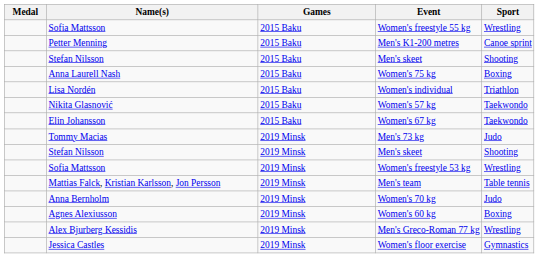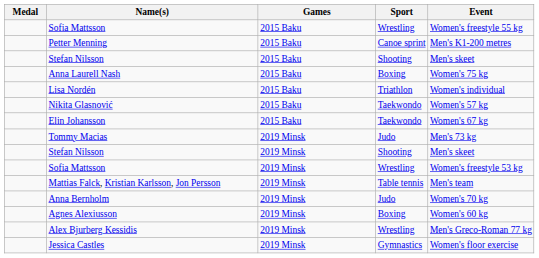columns swapped: (508, 12) <-> (429, 12)
